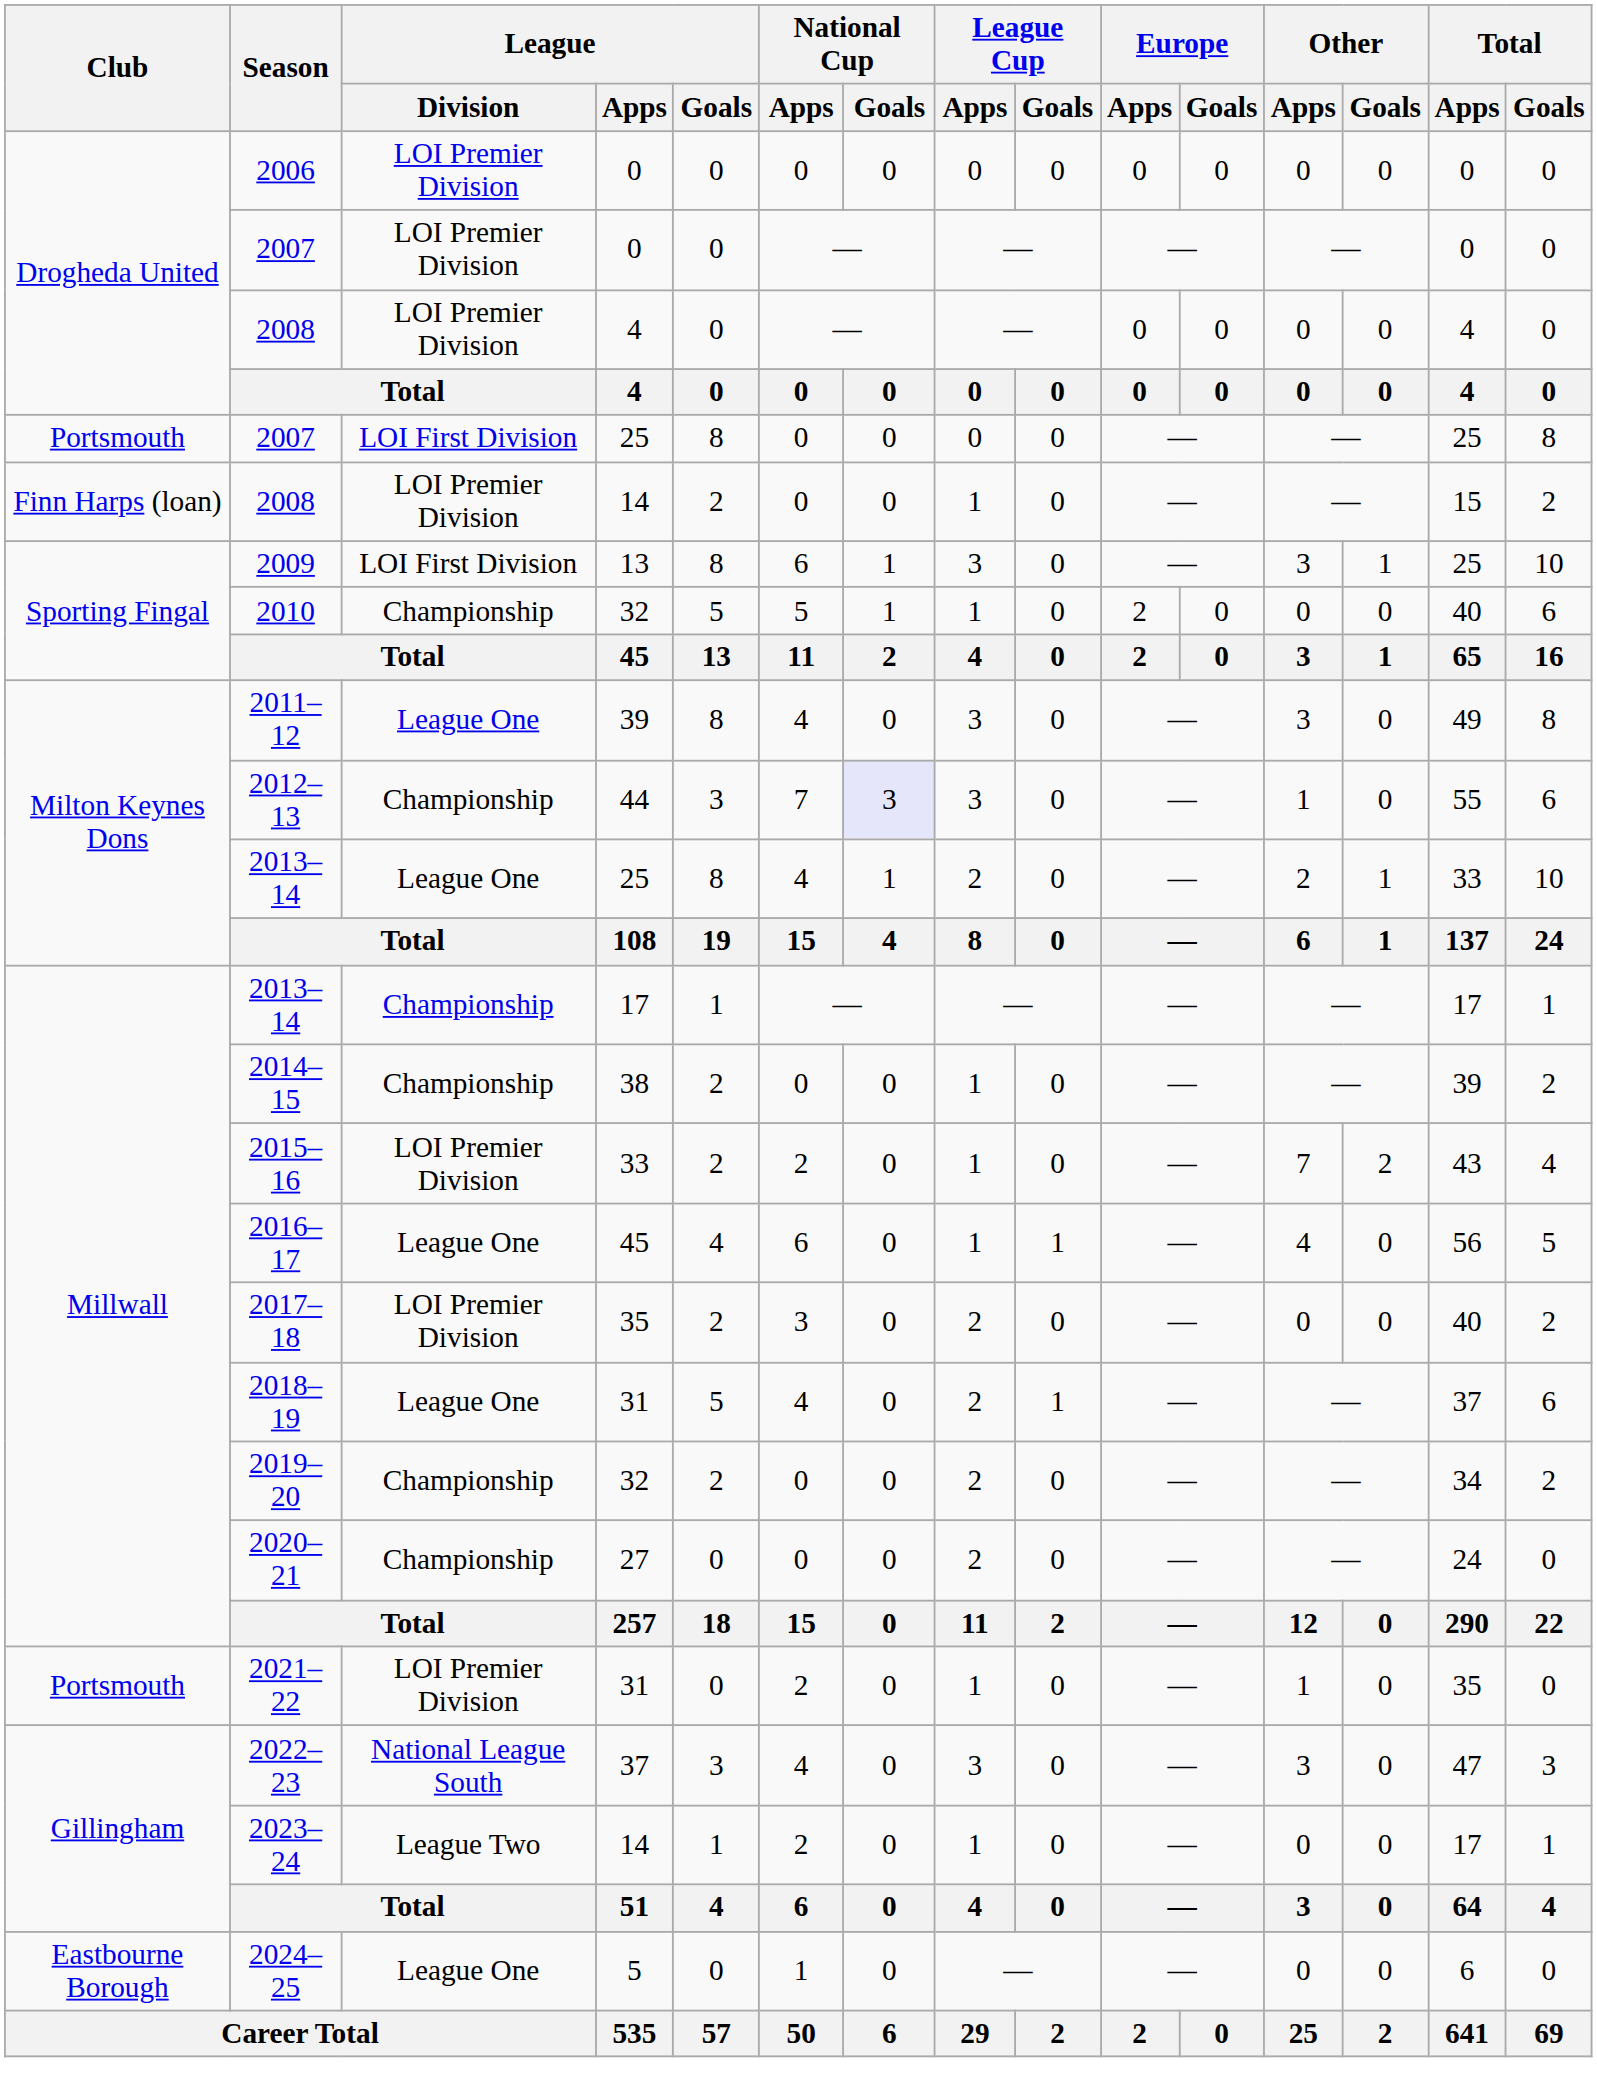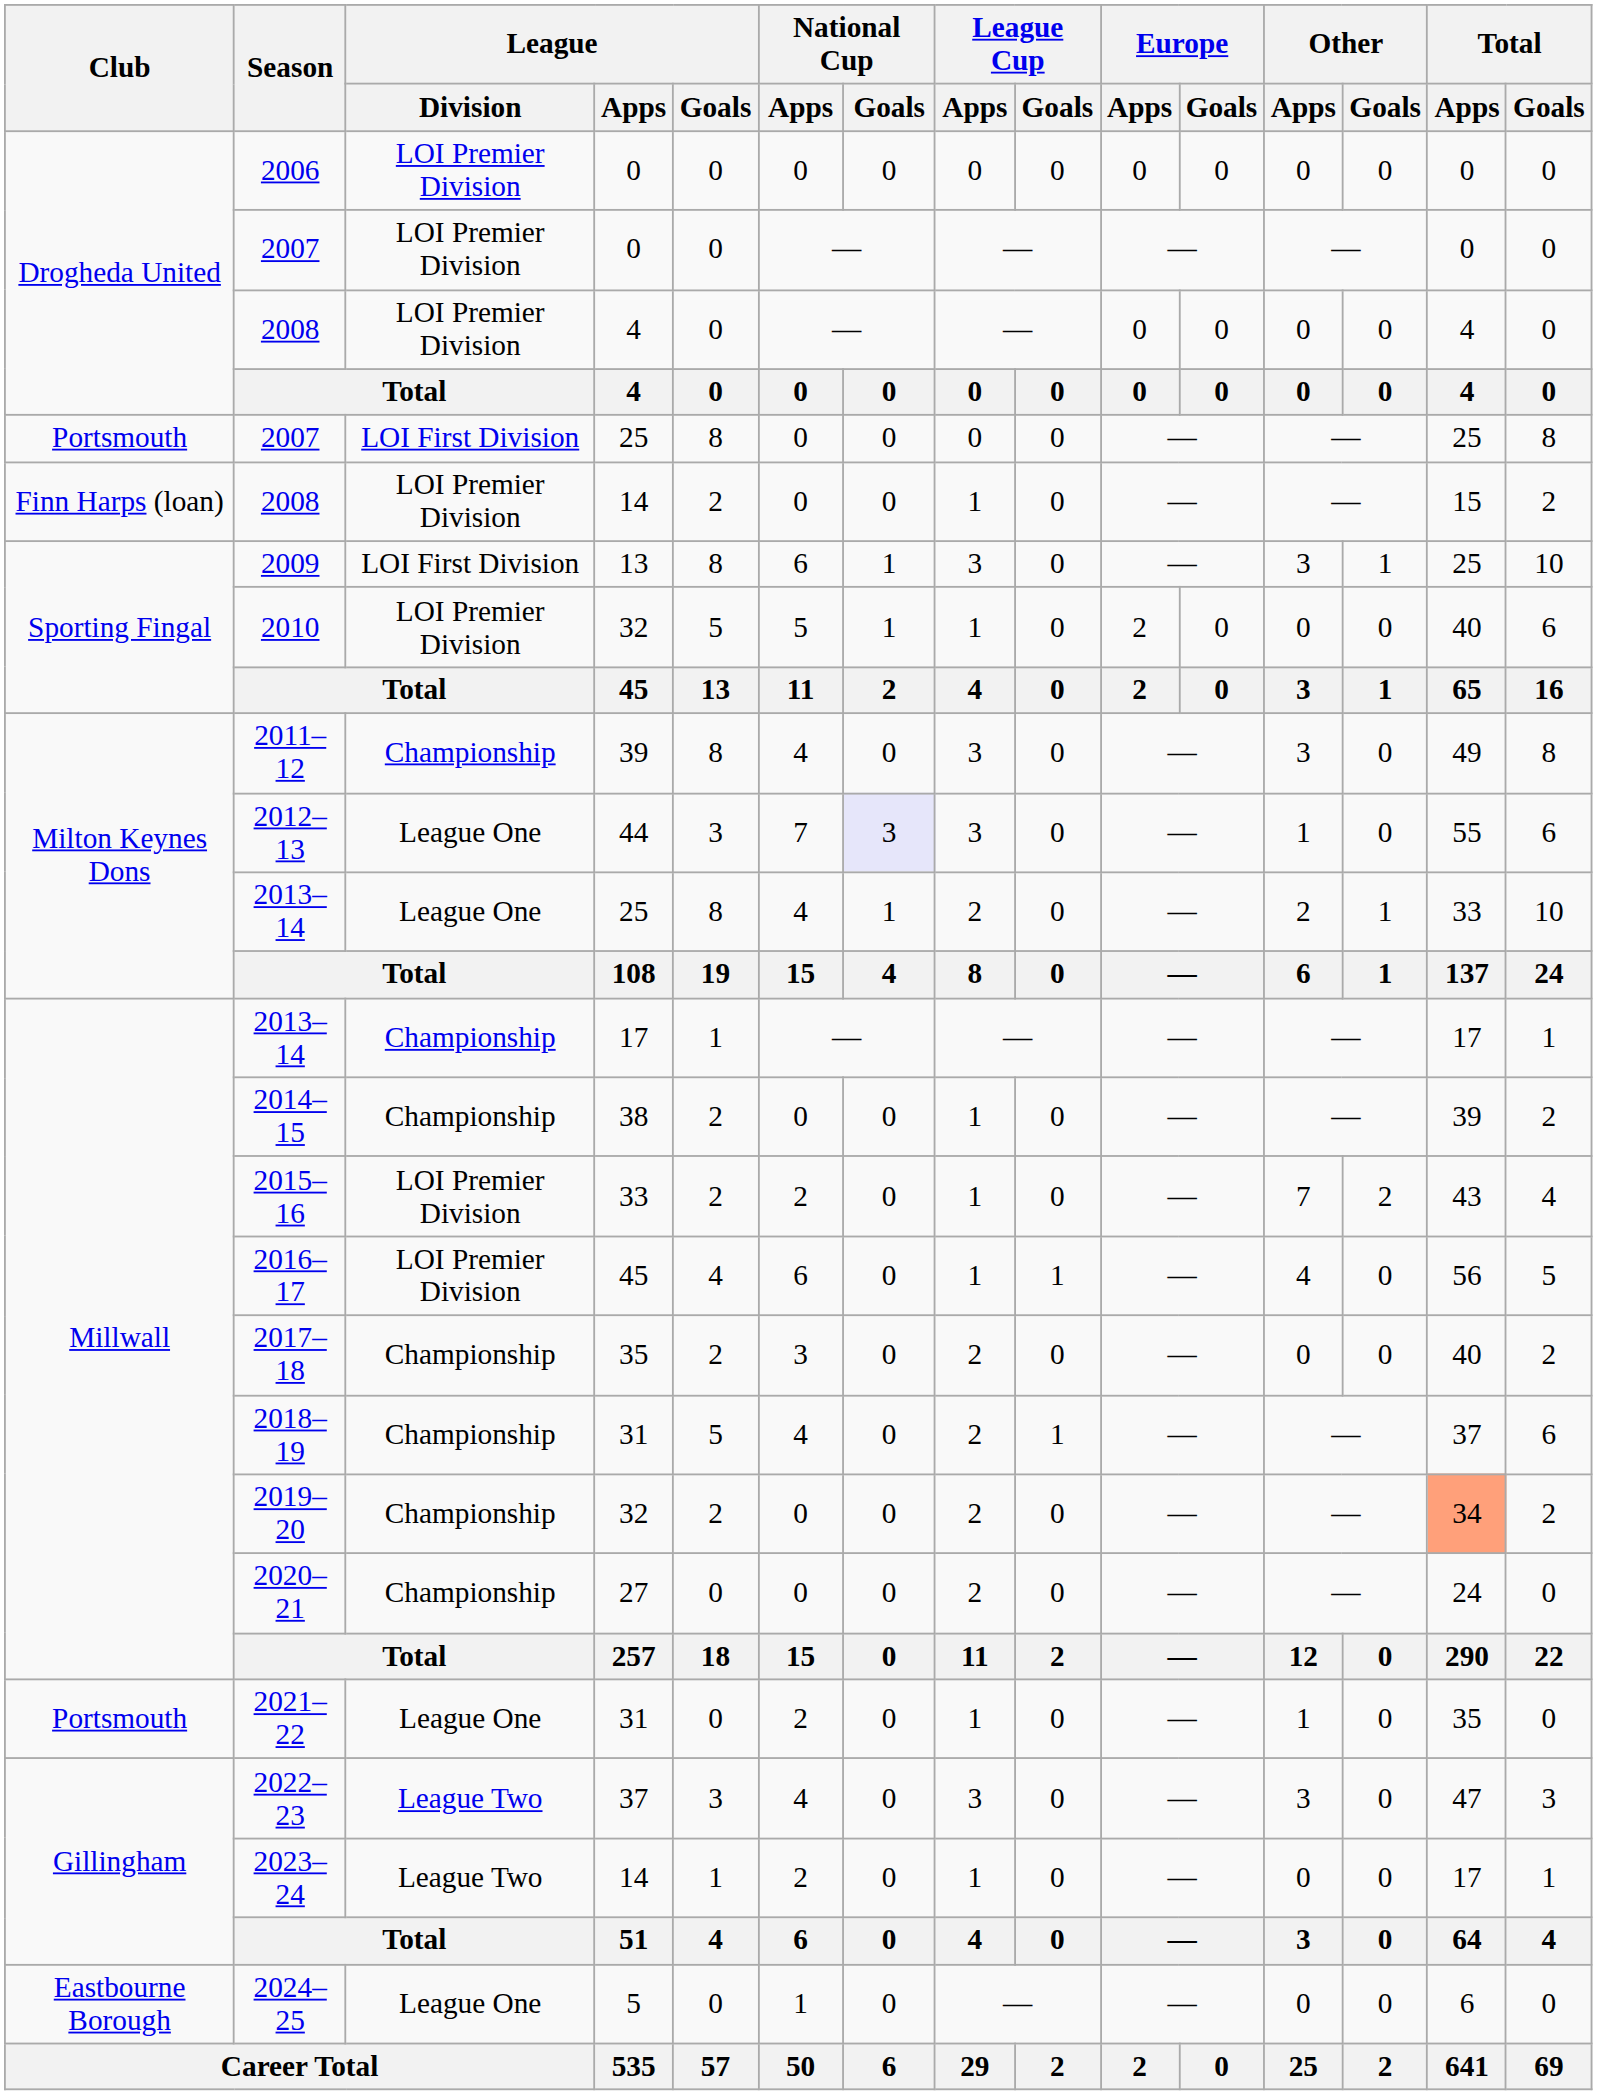(468, 610) Championship -> (470, 626) LOI Premier Division
(468, 719) League One -> (470, 752) Championship
(468, 799) Championship -> (470, 832) League One
(468, 1242) League One -> (470, 1275) LOI Premier Division
(468, 1321) LOI Premier Division -> (470, 1354) Championship
(468, 1401) League One -> (470, 1434) Championship
(1467, 1480) no background -> (1467, 1513) lightsalmon background
(468, 1685) LOI Premier Division -> (470, 1718) League One
(468, 1765) National League South -> (470, 1798) League Two
